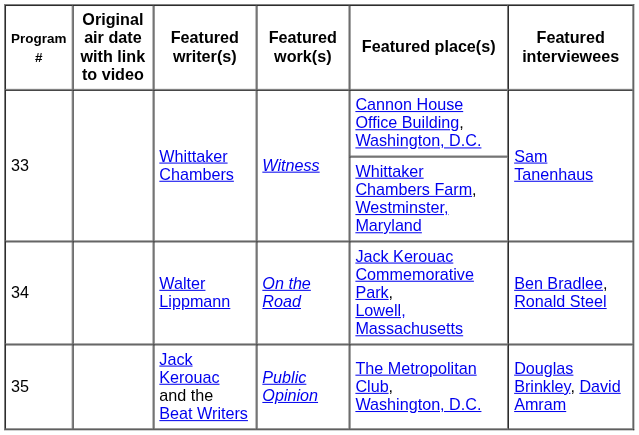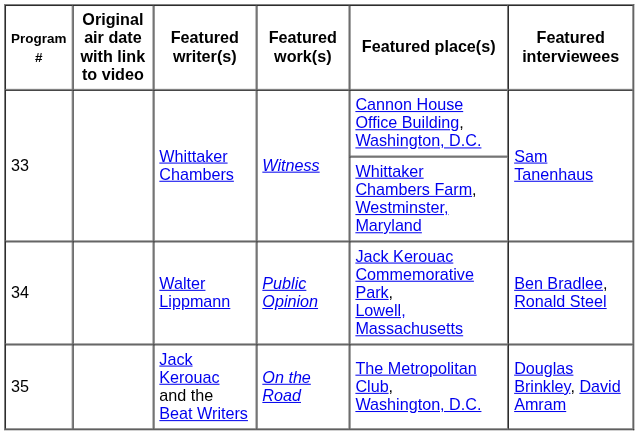(287, 292) On the Road -> (290, 292) Public Opinion
(290, 386) Public Opinion -> (287, 386) On the Road
